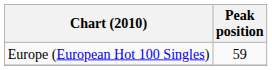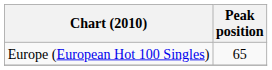(240, 53) 59 -> (240, 53) 65
